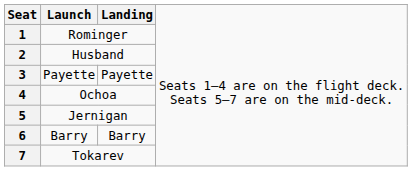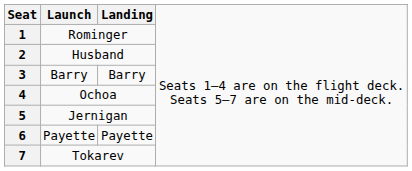(69, 75) Payette -> (69, 75) Barry
(127, 75) Payette -> (127, 75) Barry
(69, 135) Barry -> (69, 135) Payette
(127, 135) Barry -> (127, 135) Payette
